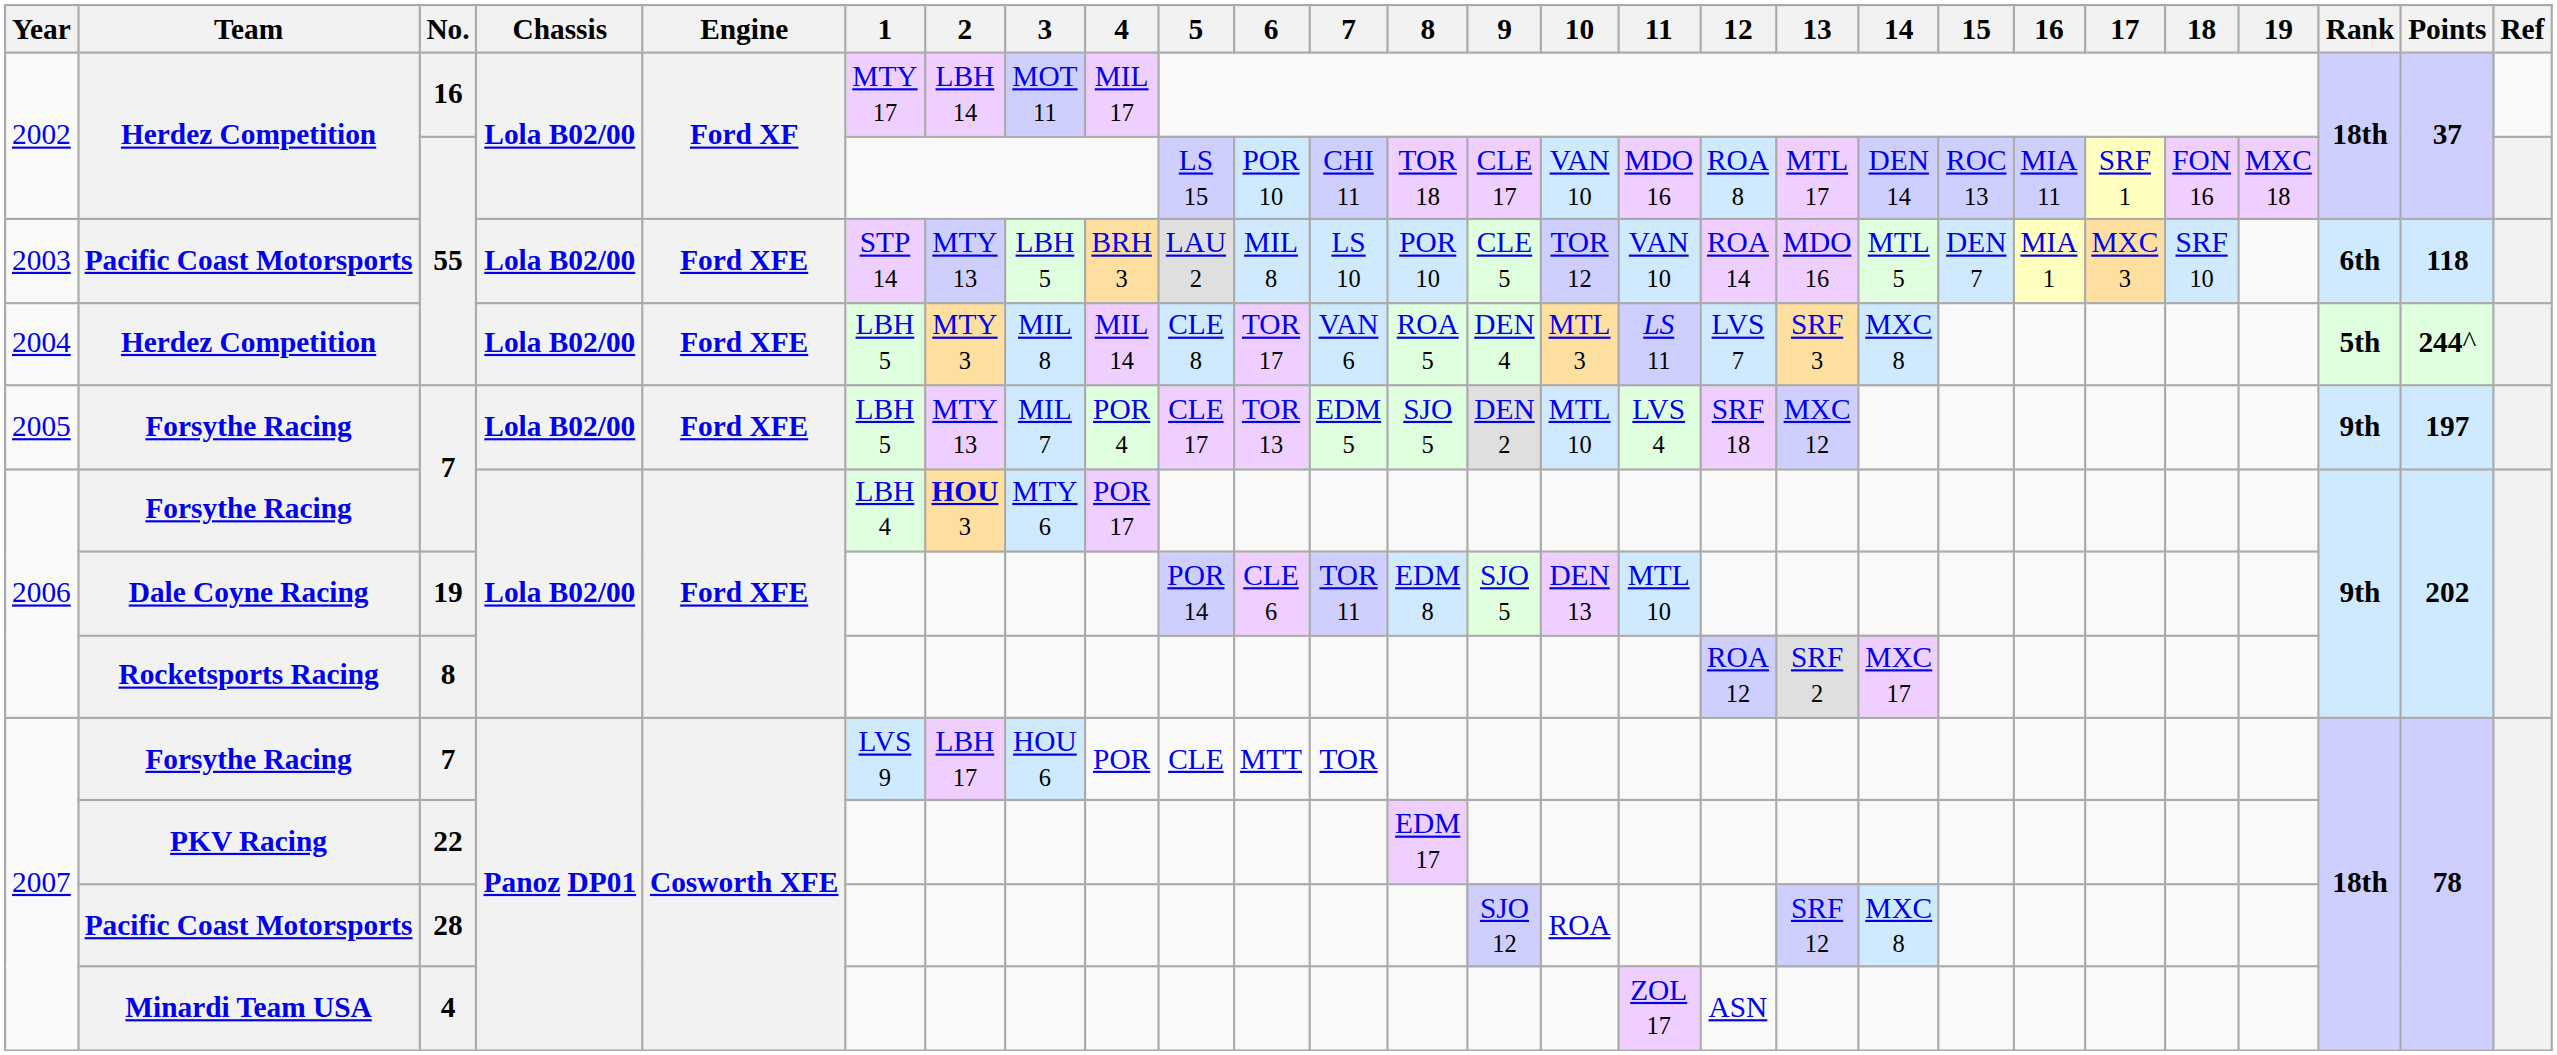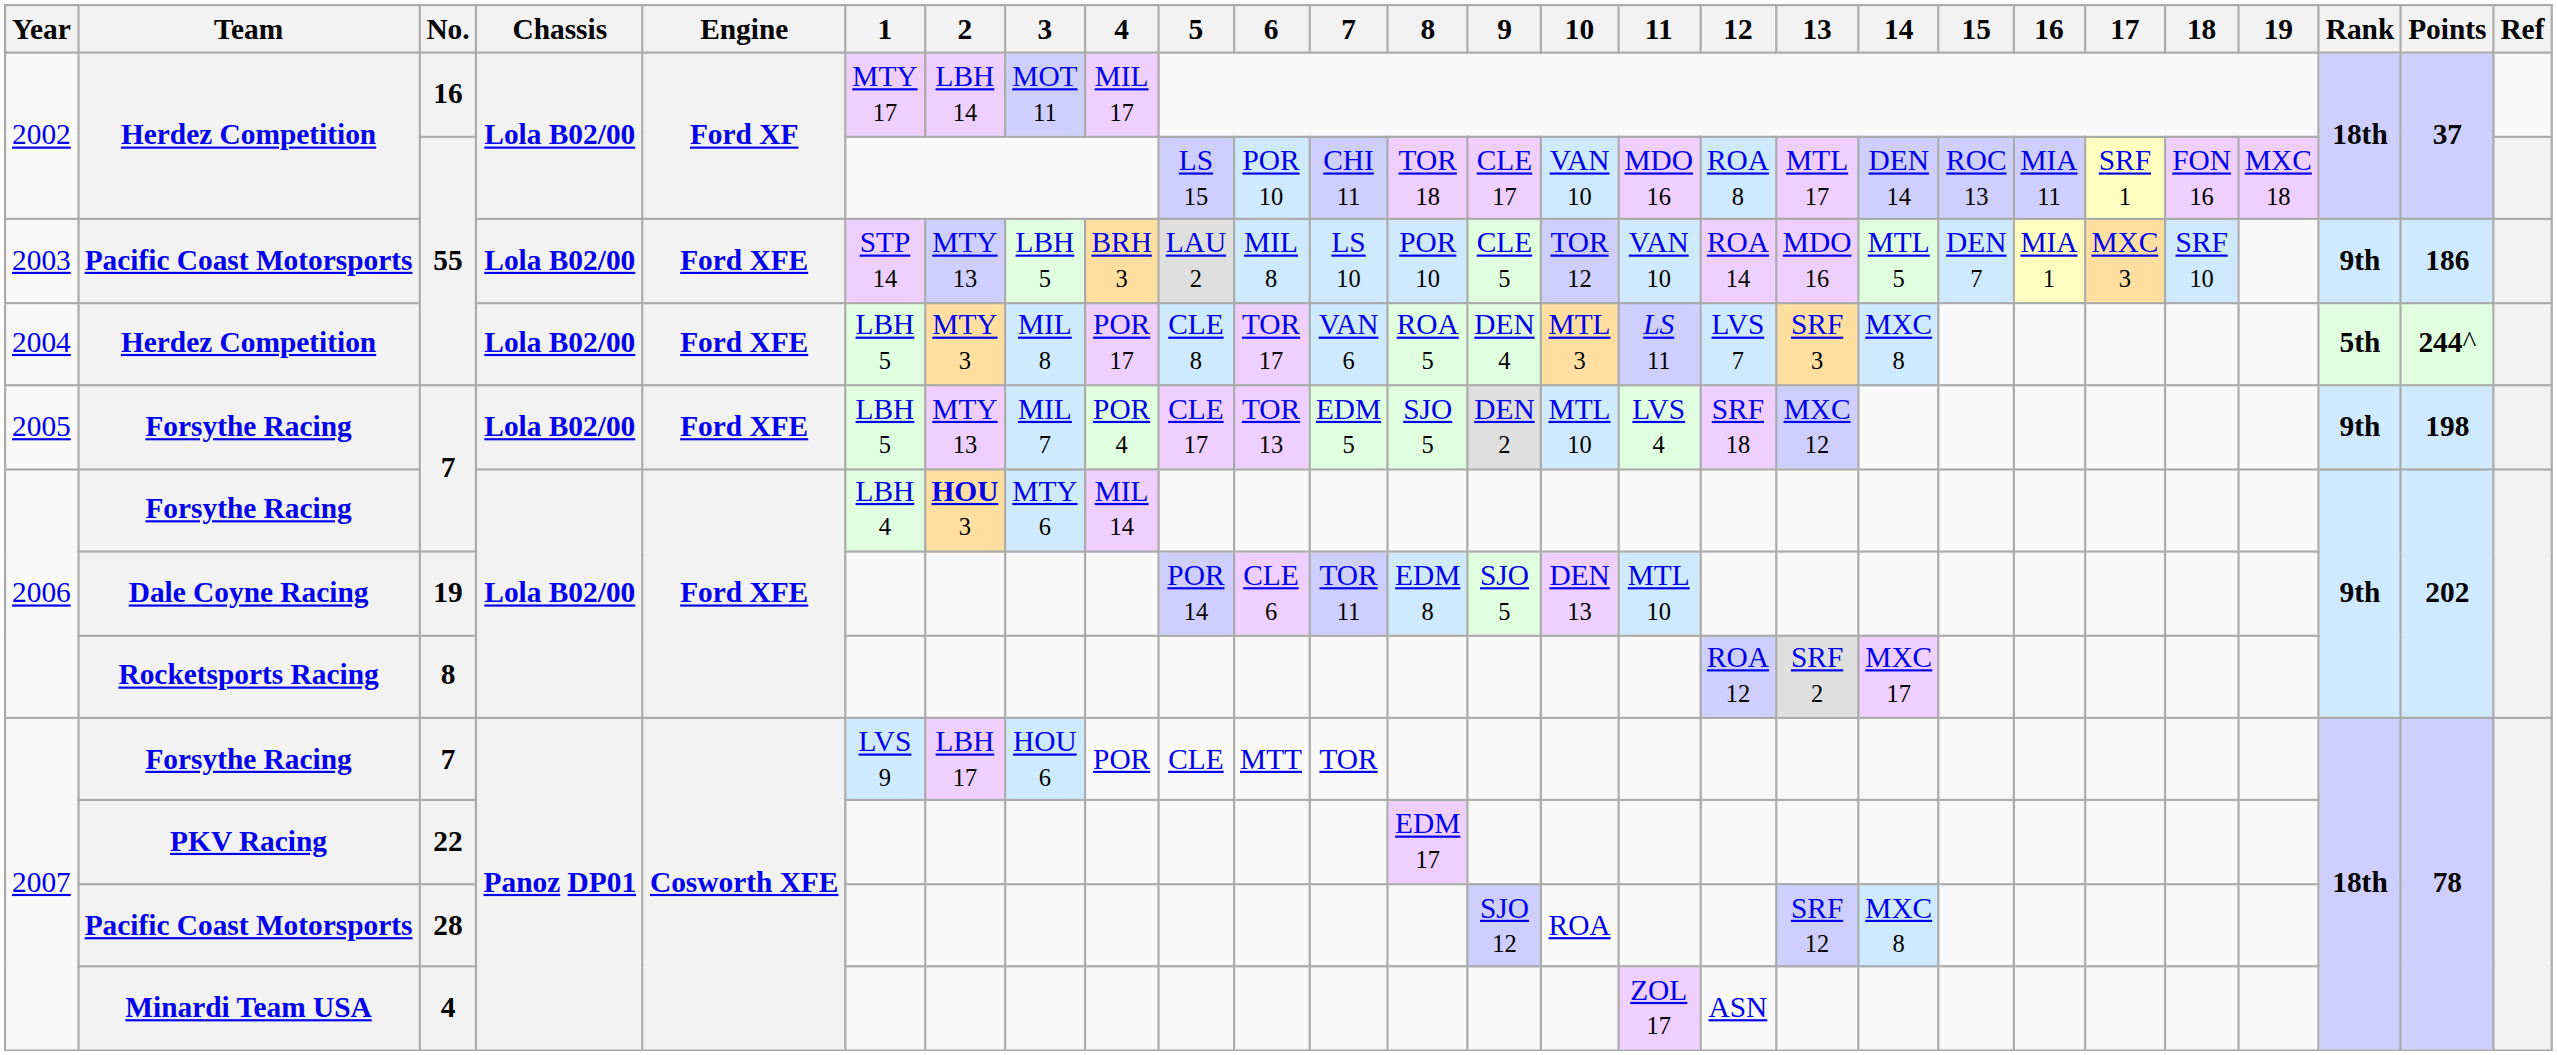(2360, 260) 6th -> (2360, 260) 9th
(2447, 260) 118 -> (2447, 260) 186
(1122, 342) MIL 14 -> (1122, 342) POR 17
(2447, 426) 197 -> (2447, 426) 198
(1122, 508) POR 17 -> (1122, 508) MIL 14
